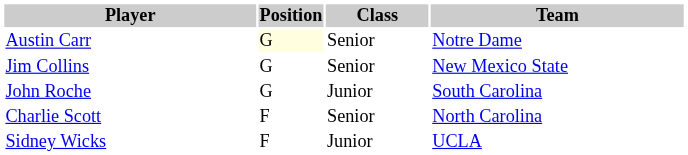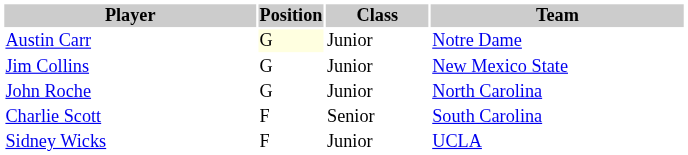(351, 40) Senior -> (350, 40) Junior
(351, 65) Senior -> (350, 65) Junior
(487, 90) South Carolina -> (487, 90) North Carolina
(487, 115) North Carolina -> (487, 115) South Carolina
